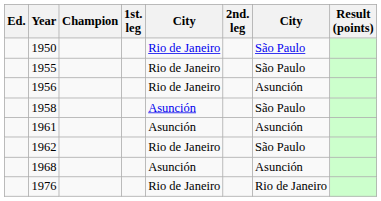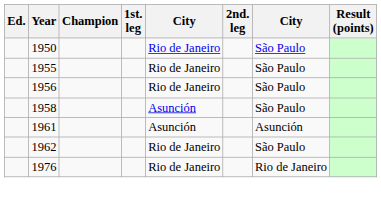(279, 87) Asunción -> (280, 87) São Paulo
- row: (44, 166)
